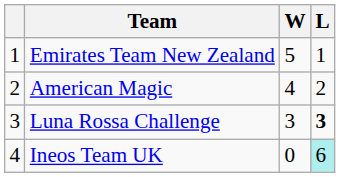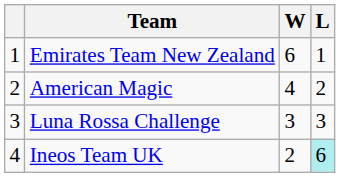(290, 54) 5 -> (290, 54) 6
(321, 121) bold -> (321, 121) normal
(290, 155) 0 -> (290, 155) 2
